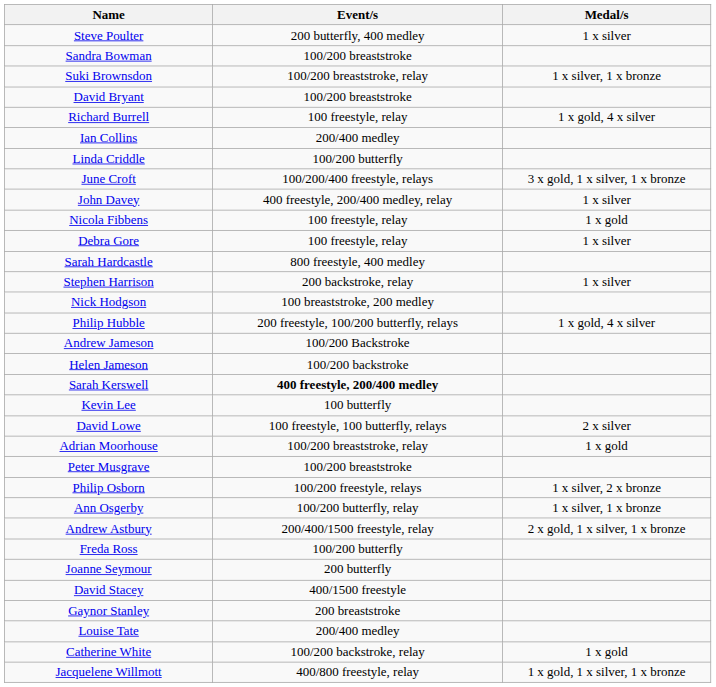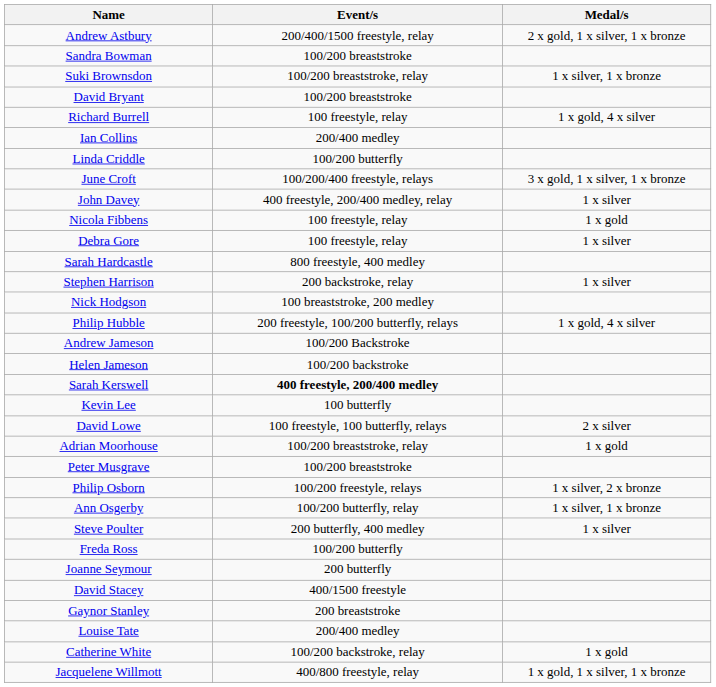rows swapped: (109, 528) <-> (109, 35)
